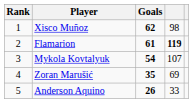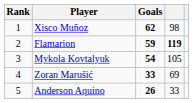(150, 43) 61 -> (150, 43) 59
(174, 59) 107 -> (174, 59) 105
(150, 75) 35 -> (150, 75) 33
